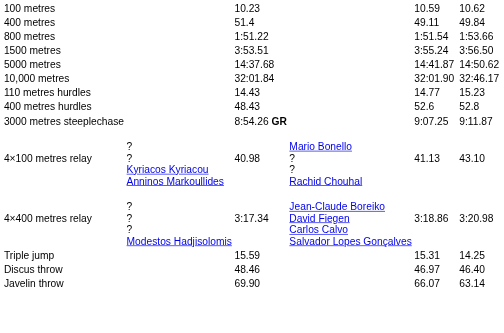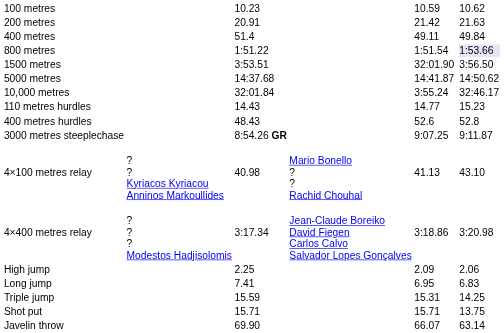+ row: (30, 22)
(476, 37) no background -> (476, 51) lavender background
(431, 51) 3:55.24 -> (434, 65) 32:01.90
(434, 79) 32:01.90 -> (431, 93) 3:55.24
+ row: (27, 269)
+ row: (28, 284)
+ row: (23, 312)
- row: (33, 269)
